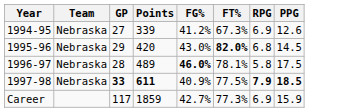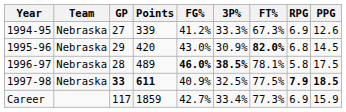+ column: (232, 13)
